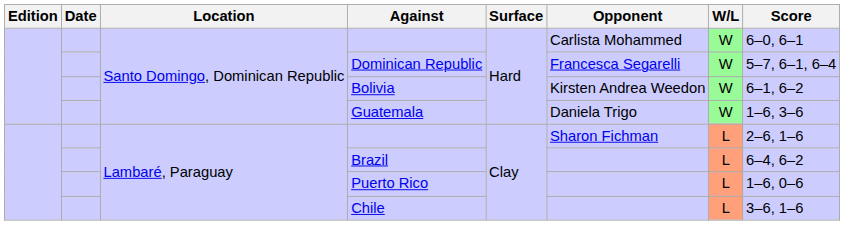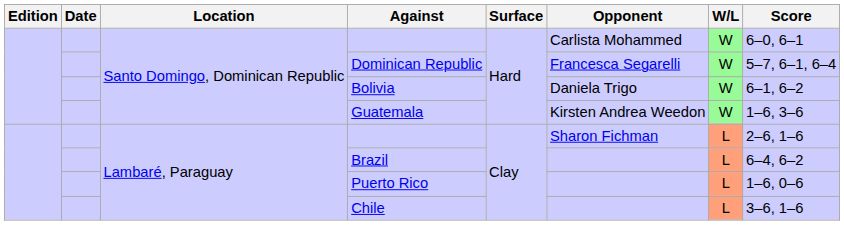(628, 87) Kirsten Andrea Weedon -> (593, 87) Daniela Trigo
(593, 111) Daniela Trigo -> (628, 111) Kirsten Andrea Weedon
